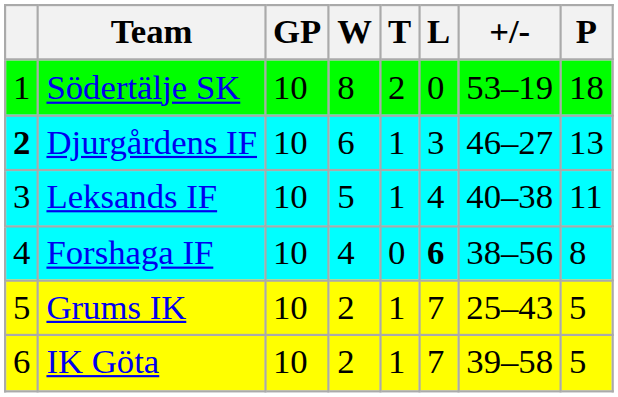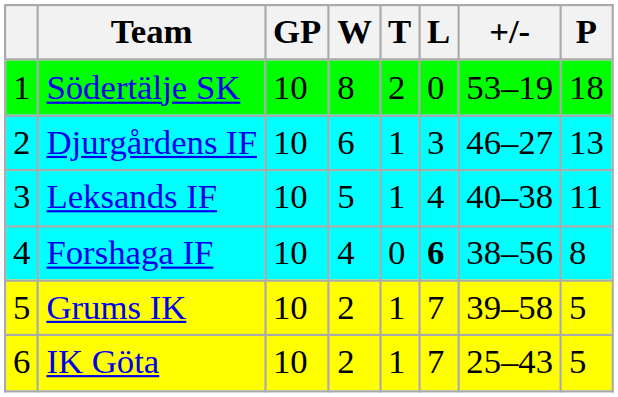(22, 142) bold -> (22, 142) normal
(510, 307) 25–43 -> (510, 307) 39–58
(510, 362) 39–58 -> (510, 362) 25–43
